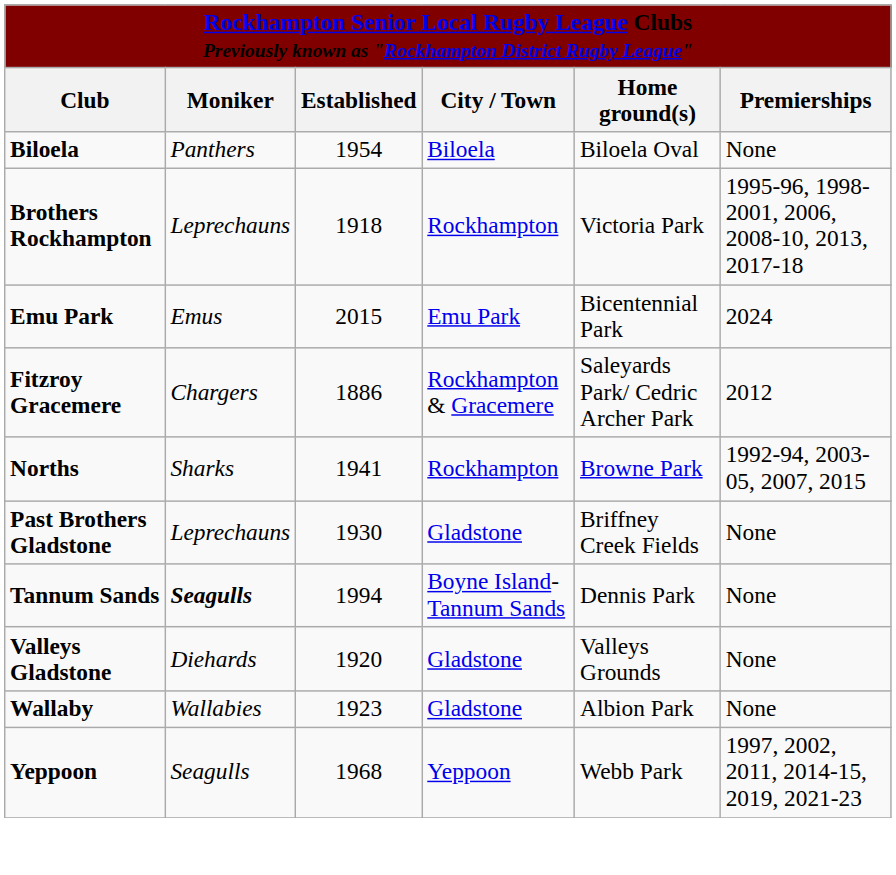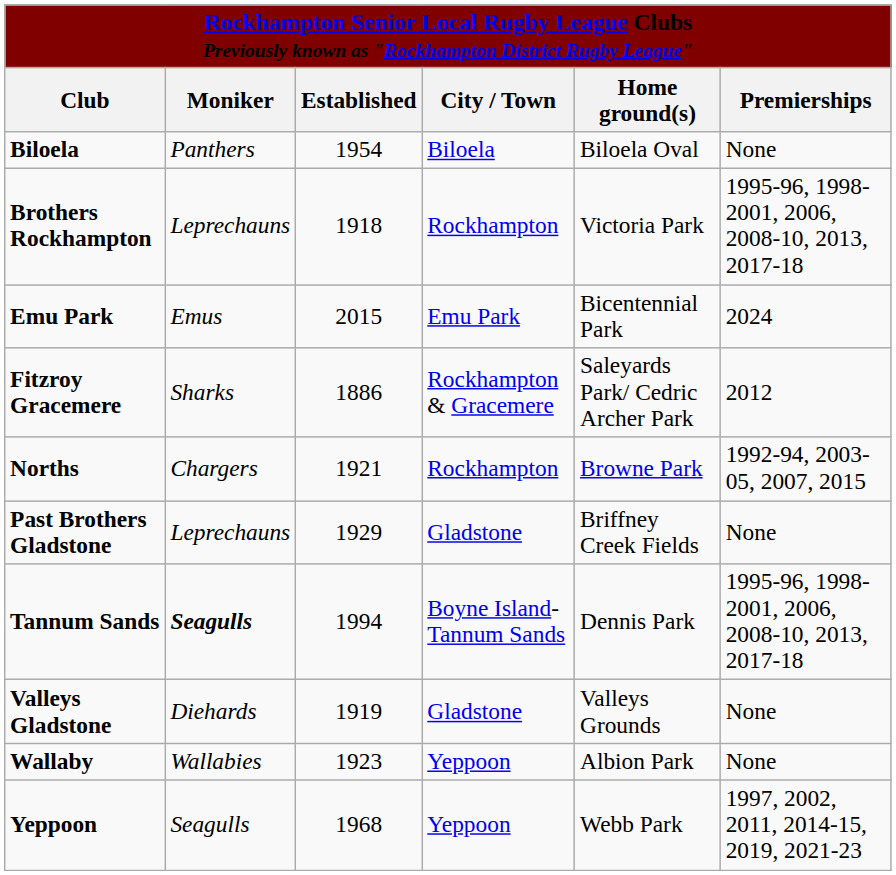(214, 392) Chargers -> (202, 392) Sharks
(202, 468) Sharks -> (214, 468) Chargers
(359, 468) 1941 -> (359, 468) 1921
(359, 532) 1930 -> (359, 532) 1929
(751, 595) None -> (798, 621) 1995-96, 1998-2001, 2006, 2008-10, 2013, 2017-18
(359, 658) 1920 -> (359, 711) 1919
(475, 708) Gladstone -> (469, 761) Yeppoon
